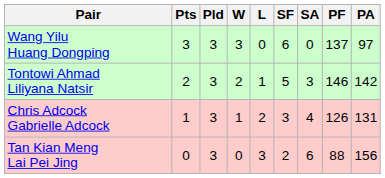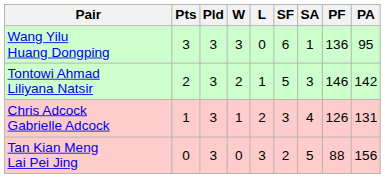(310, 44) 0 -> (310, 44) 1
(337, 44) 137 -> (337, 44) 136
(366, 44) 97 -> (366, 44) 95
(310, 155) 6 -> (310, 155) 5
